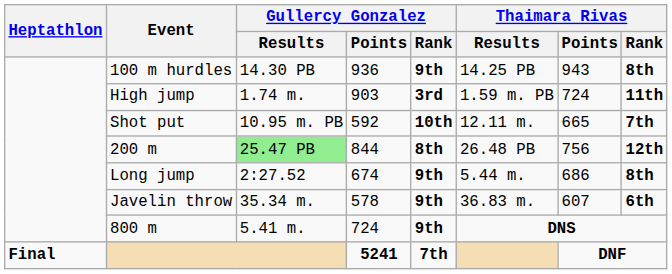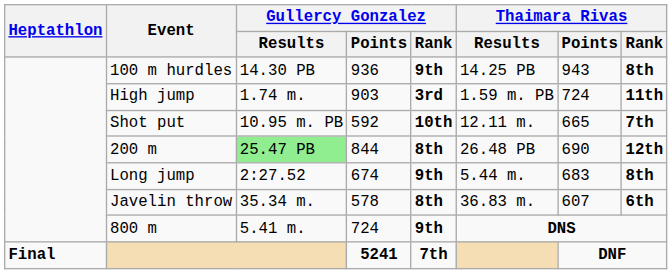(576, 149) 756 -> (576, 149) 690
(576, 176) 686 -> (576, 176) 683
(429, 202) 9th -> (429, 202) 8th
